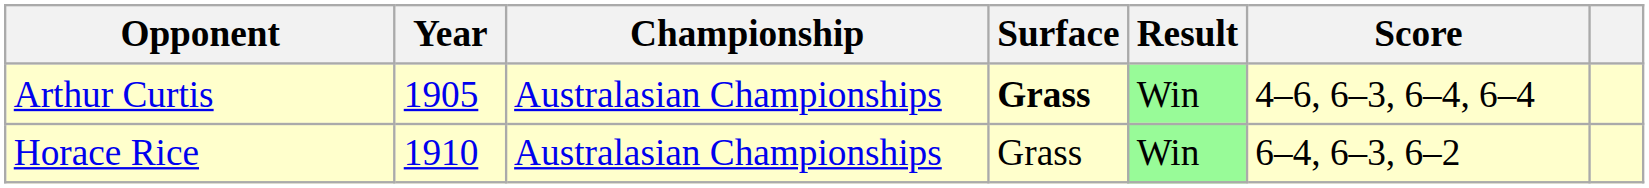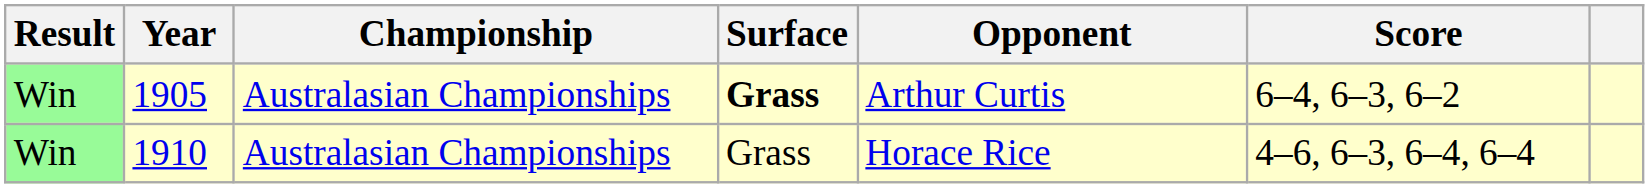columns swapped: (1187, 34) <-> (200, 34)
(1395, 93) 4–6, 6–3, 6–4, 6–4 -> (1358, 93) 6–4, 6–3, 6–2
(1358, 152) 6–4, 6–3, 6–2 -> (1395, 152) 4–6, 6–3, 6–4, 6–4
